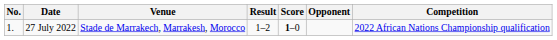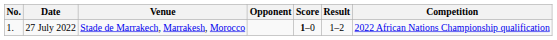columns swapped: (329, 12) <-> (263, 12)
